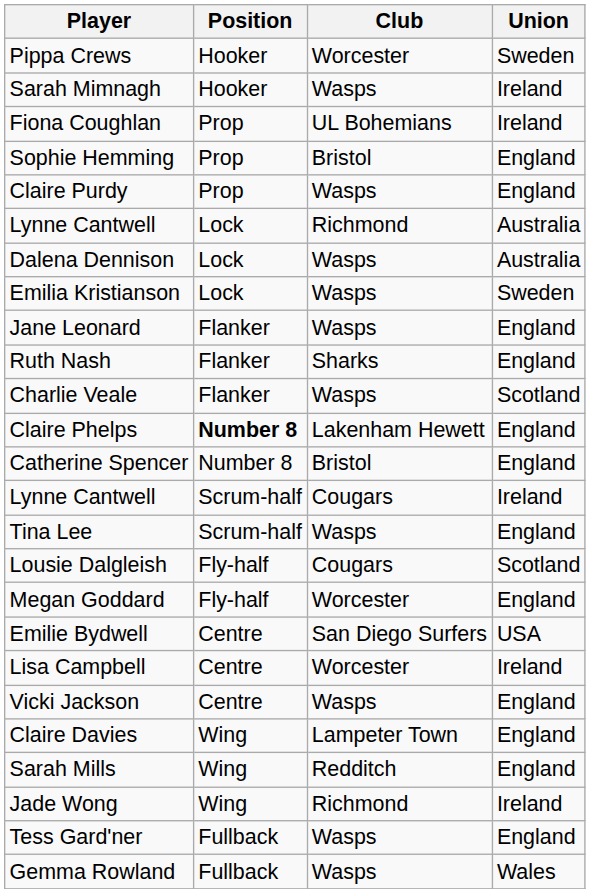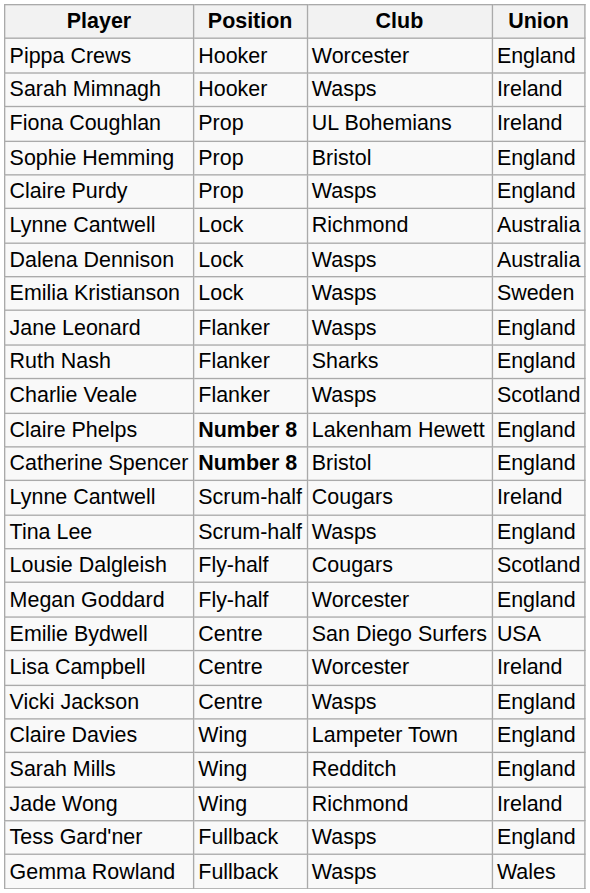(536, 55) Sweden -> (536, 55) England
(245, 463) normal -> (248, 463) bold
